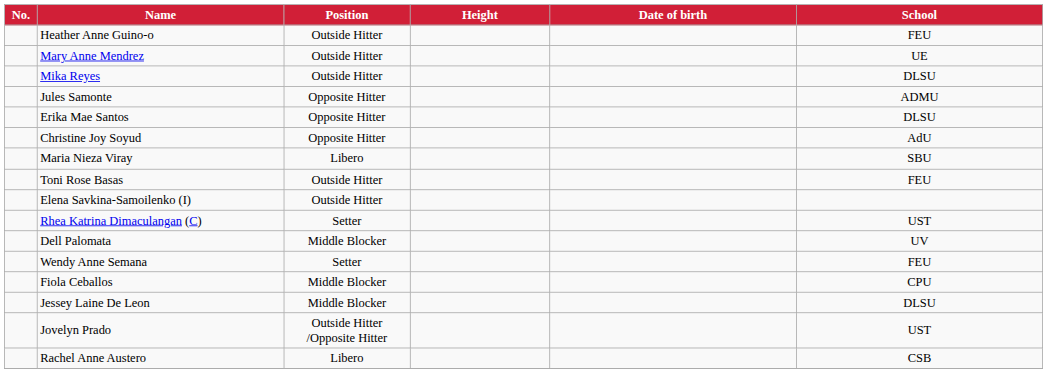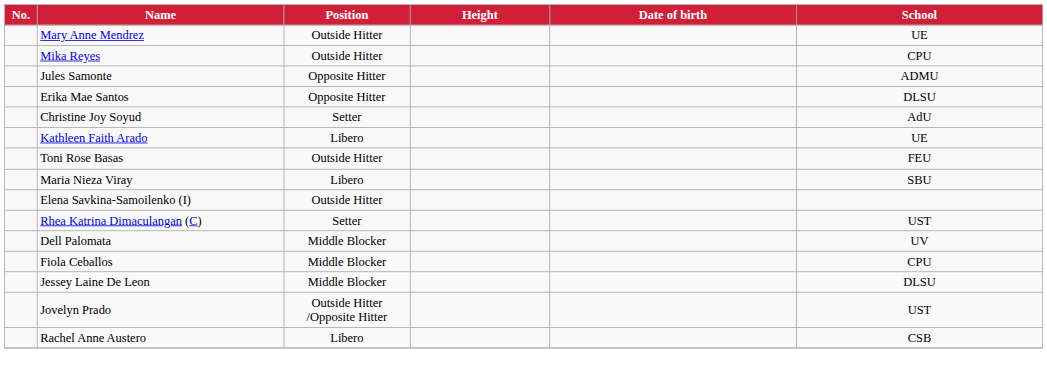- row: (97, 35)
(919, 76) DLSU -> (919, 56) CPU
(347, 138) Opposite Hitter -> (347, 117) Setter
+ row: (94, 138)
rows swapped: (86, 158) <-> (82, 179)
- row: (94, 261)
